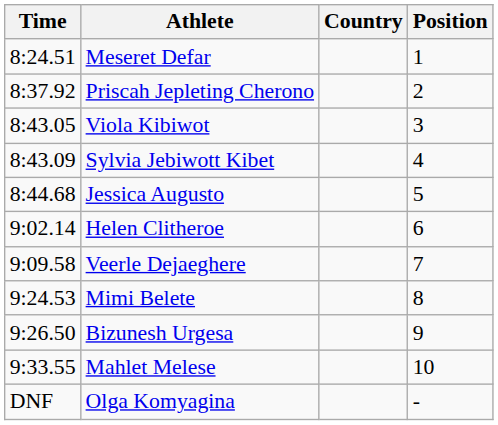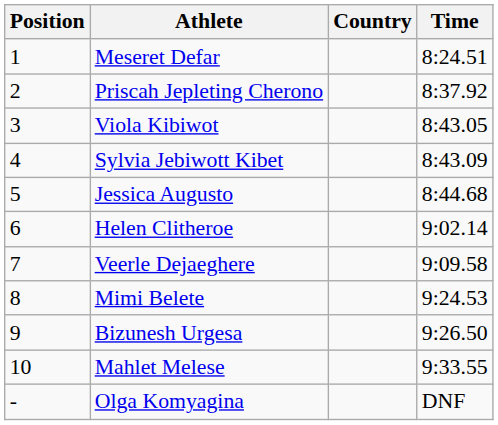columns swapped: (450, 21) <-> (43, 21)
